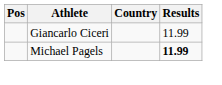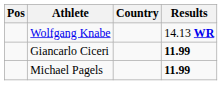+ row: (70, 32)
(176, 32) normal -> (177, 51) bold
